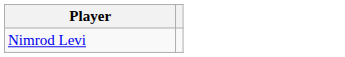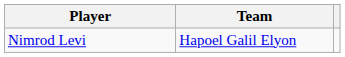+ column: (255, 16)
